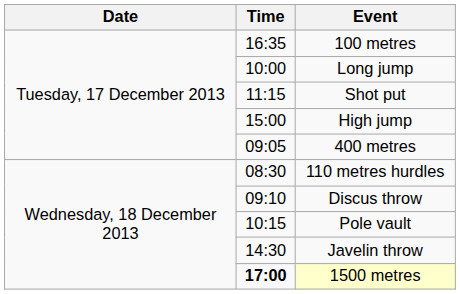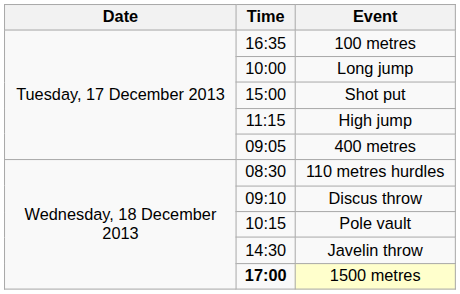(266, 95) 11:15 -> (266, 95) 15:00
(266, 120) 15:00 -> (266, 120) 11:15
